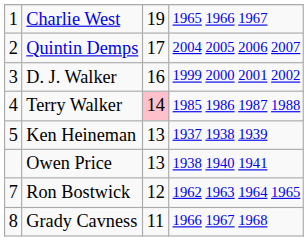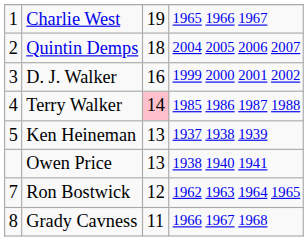(156, 47) 17 -> (156, 47) 18
